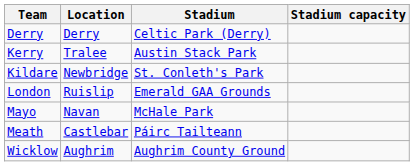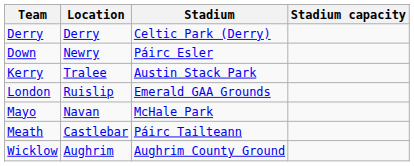+ row: (22, 53)
- row: (33, 73)
